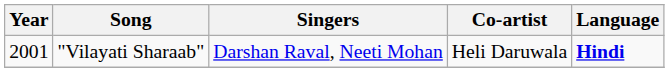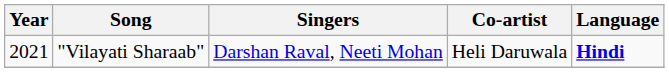(29, 51) 2001 -> (29, 51) 2021
